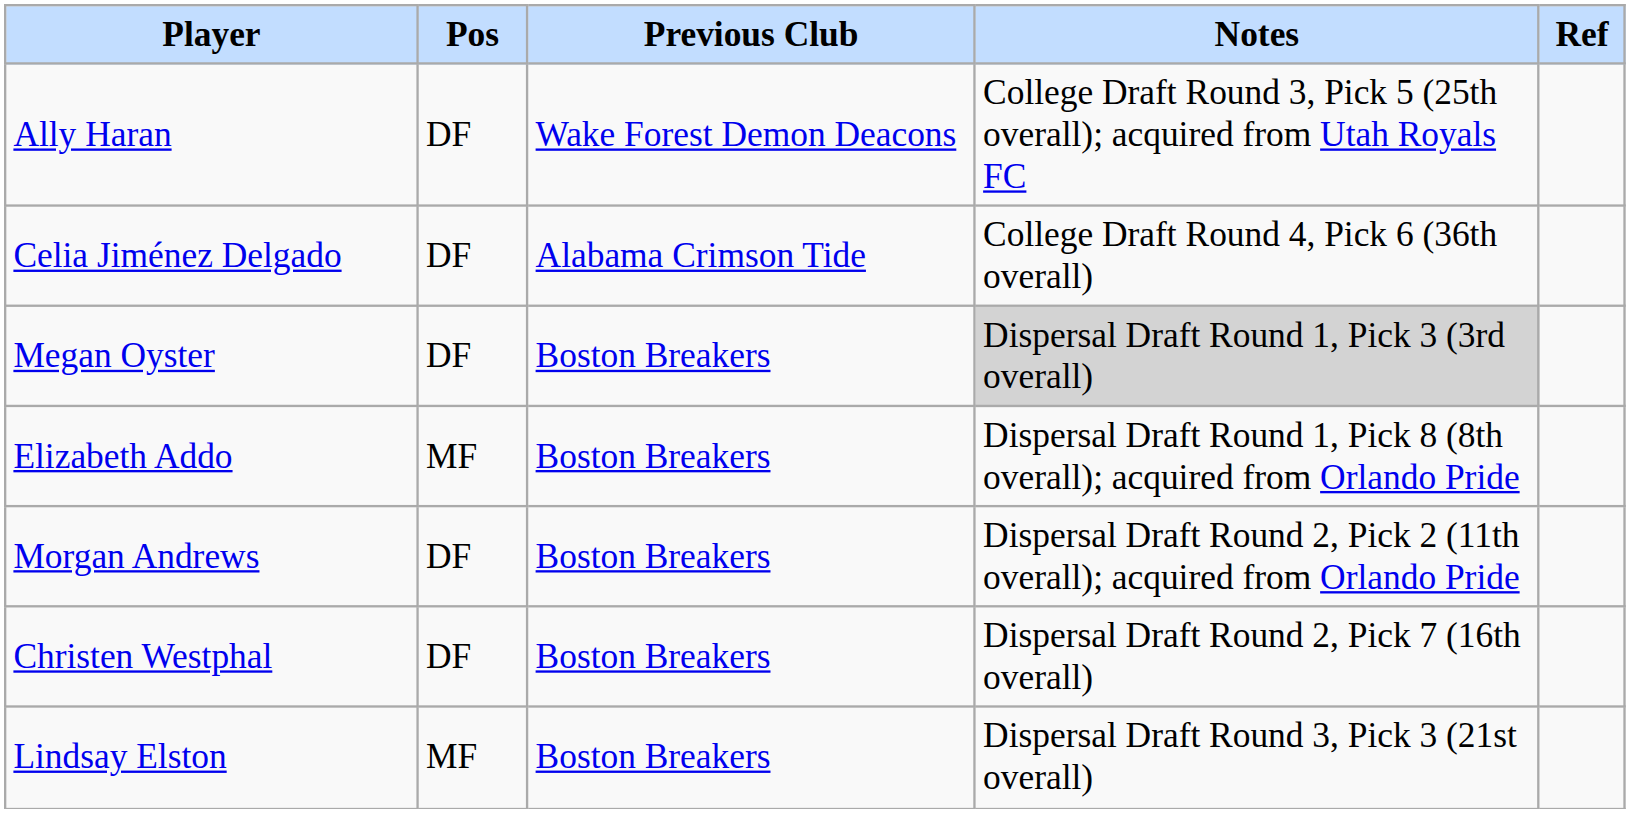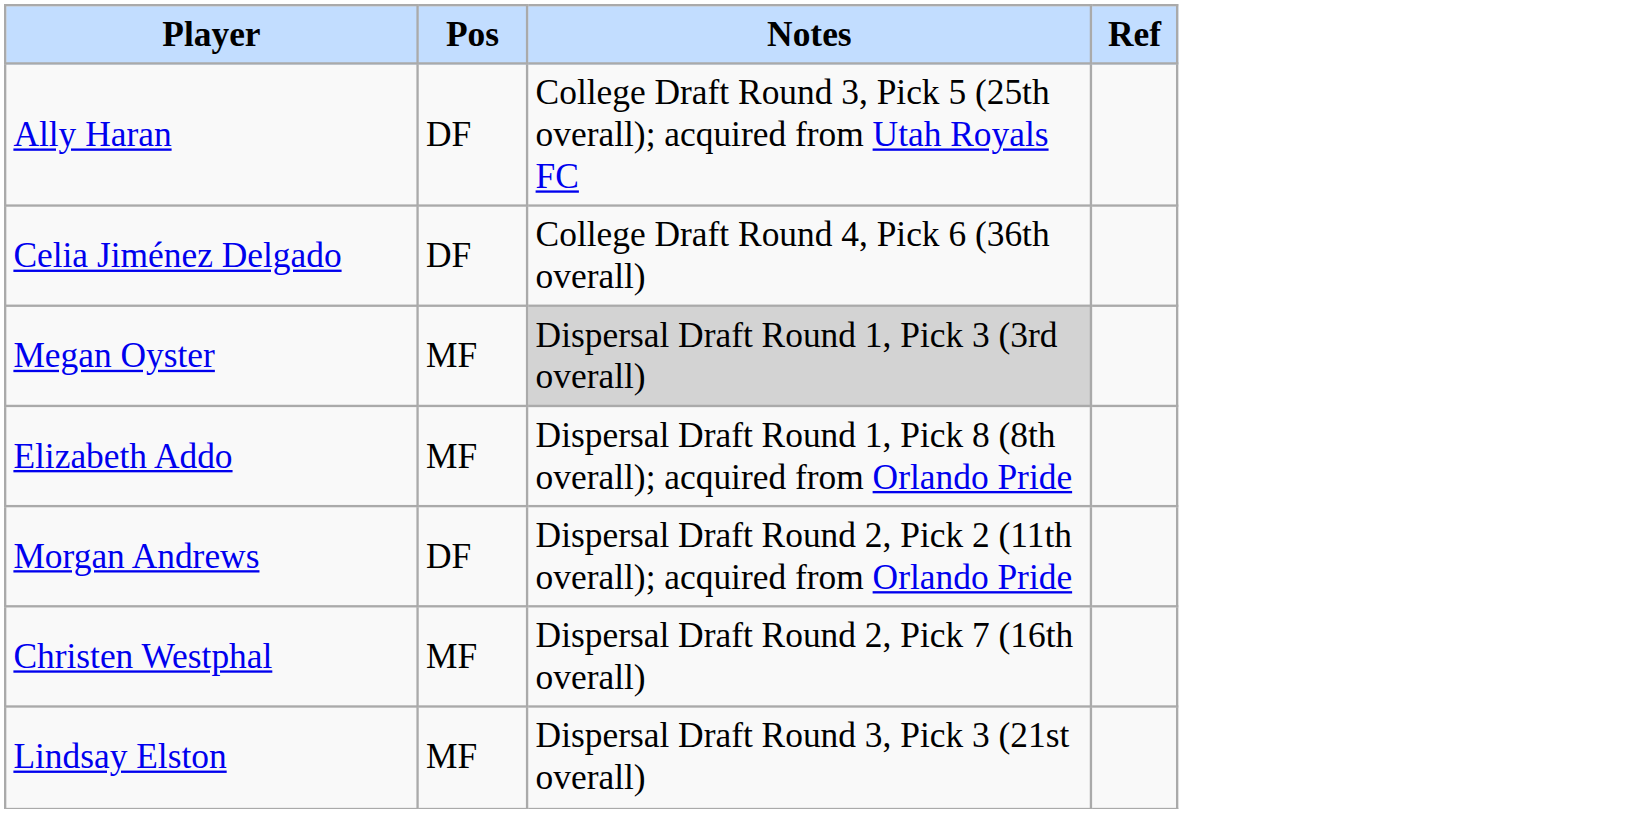- column: (751, 33)
(449, 355) DF -> (452, 355) MF
(449, 656) DF -> (452, 656) MF
